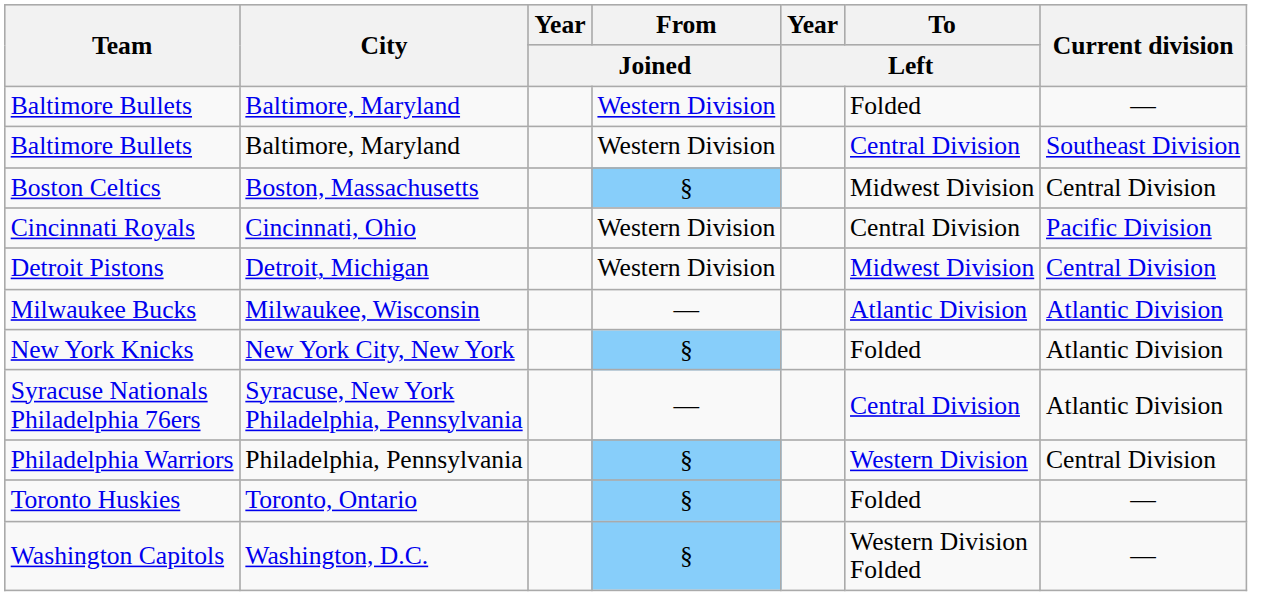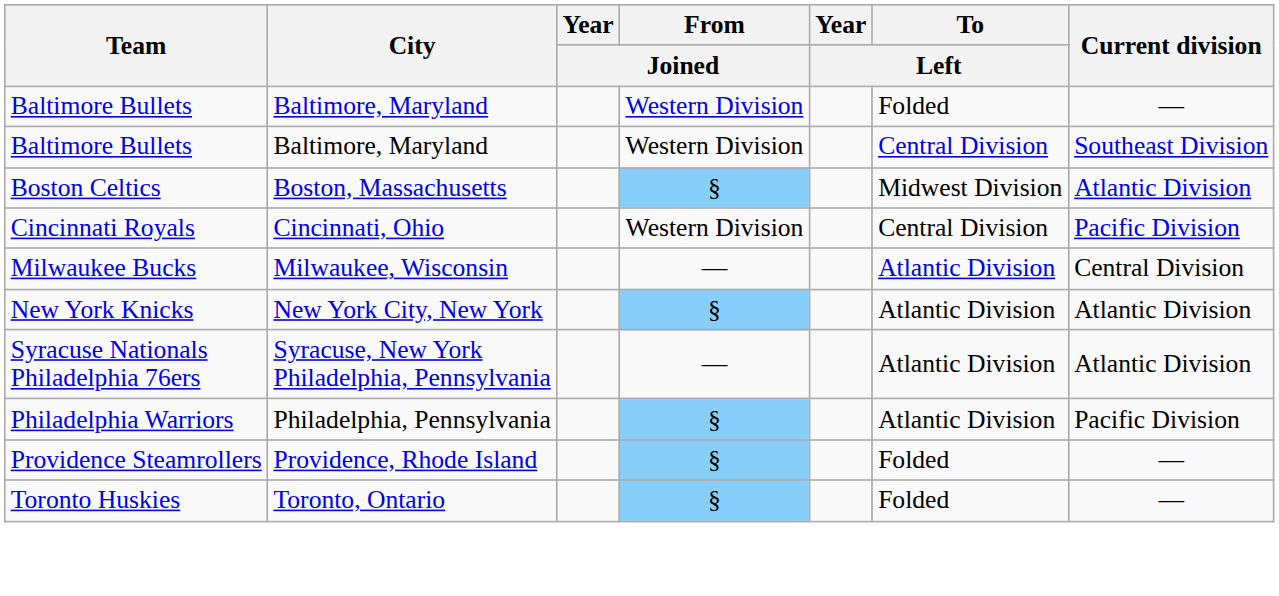(1131, 187) Central Division -> (1163, 187) Atlantic Division
- row: (87, 268)
(1135, 308) Atlantic Division -> (1159, 268) Central Division
(886, 349) Folded -> (967, 308) Atlantic Division
(935, 404) Central Division -> (967, 364) Atlantic Division
(939, 459) Western Division -> (967, 418) Atlantic Division
(1131, 459) Central Division -> (1157, 418) Pacific Division
+ row: (136, 459)
- row: (117, 555)
